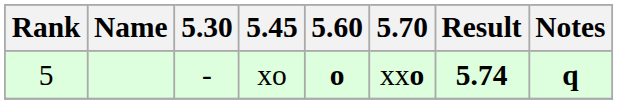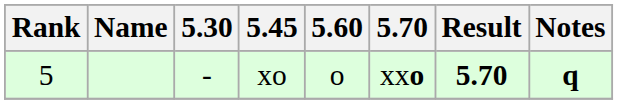(337, 74) bold -> (337, 74) normal
(482, 74) 5.74 -> (482, 74) 5.70
